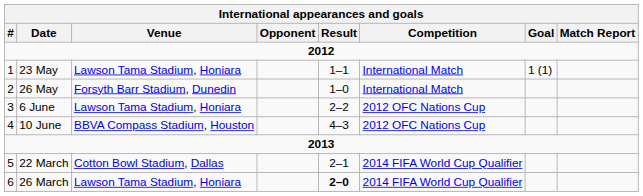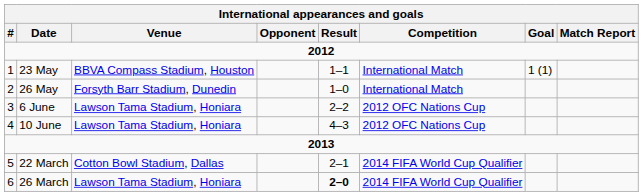(158, 70) Lawson Tama Stadium, Honiara -> (164, 70) BBVA Compass Stadium, Houston
(164, 126) BBVA Compass Stadium, Houston -> (158, 126) Lawson Tama Stadium, Honiara
